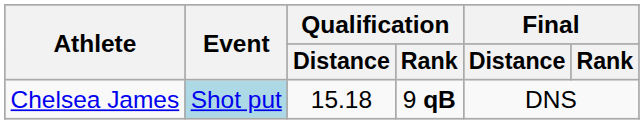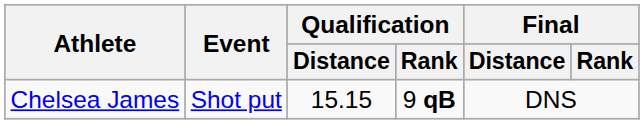(236, 100) lightblue background -> (236, 100) no background
(341, 100) 15.18 -> (341, 100) 15.15
